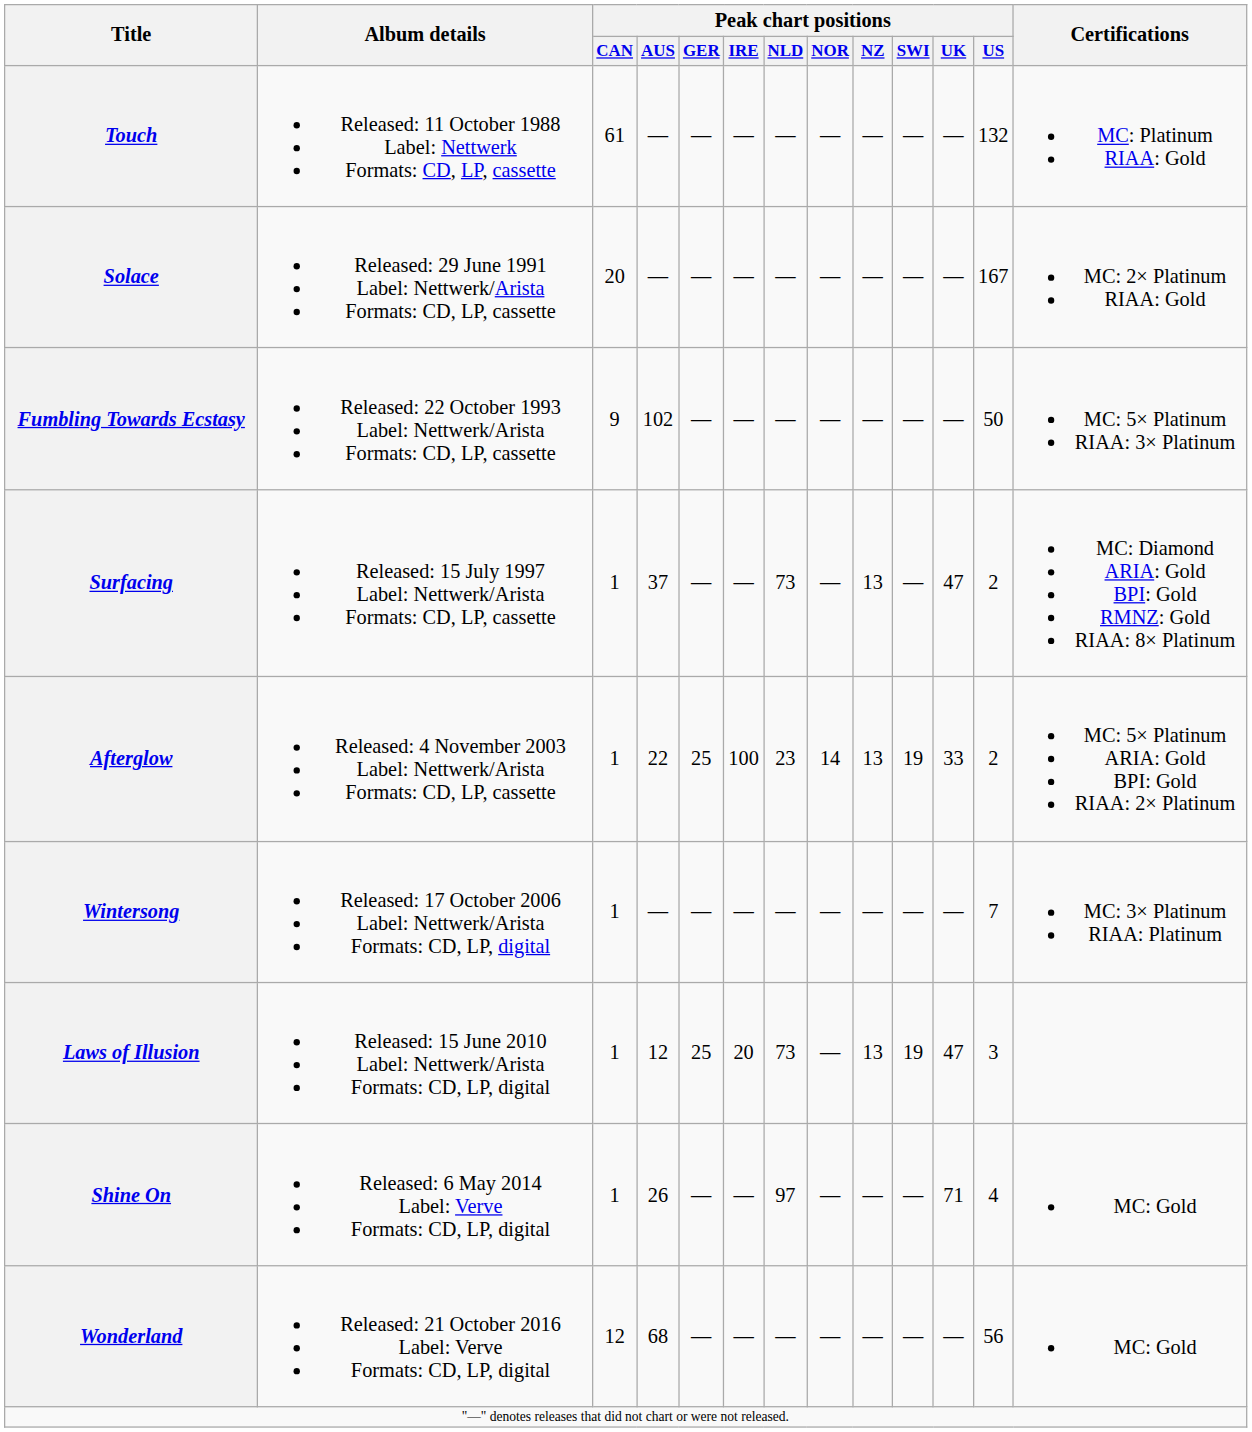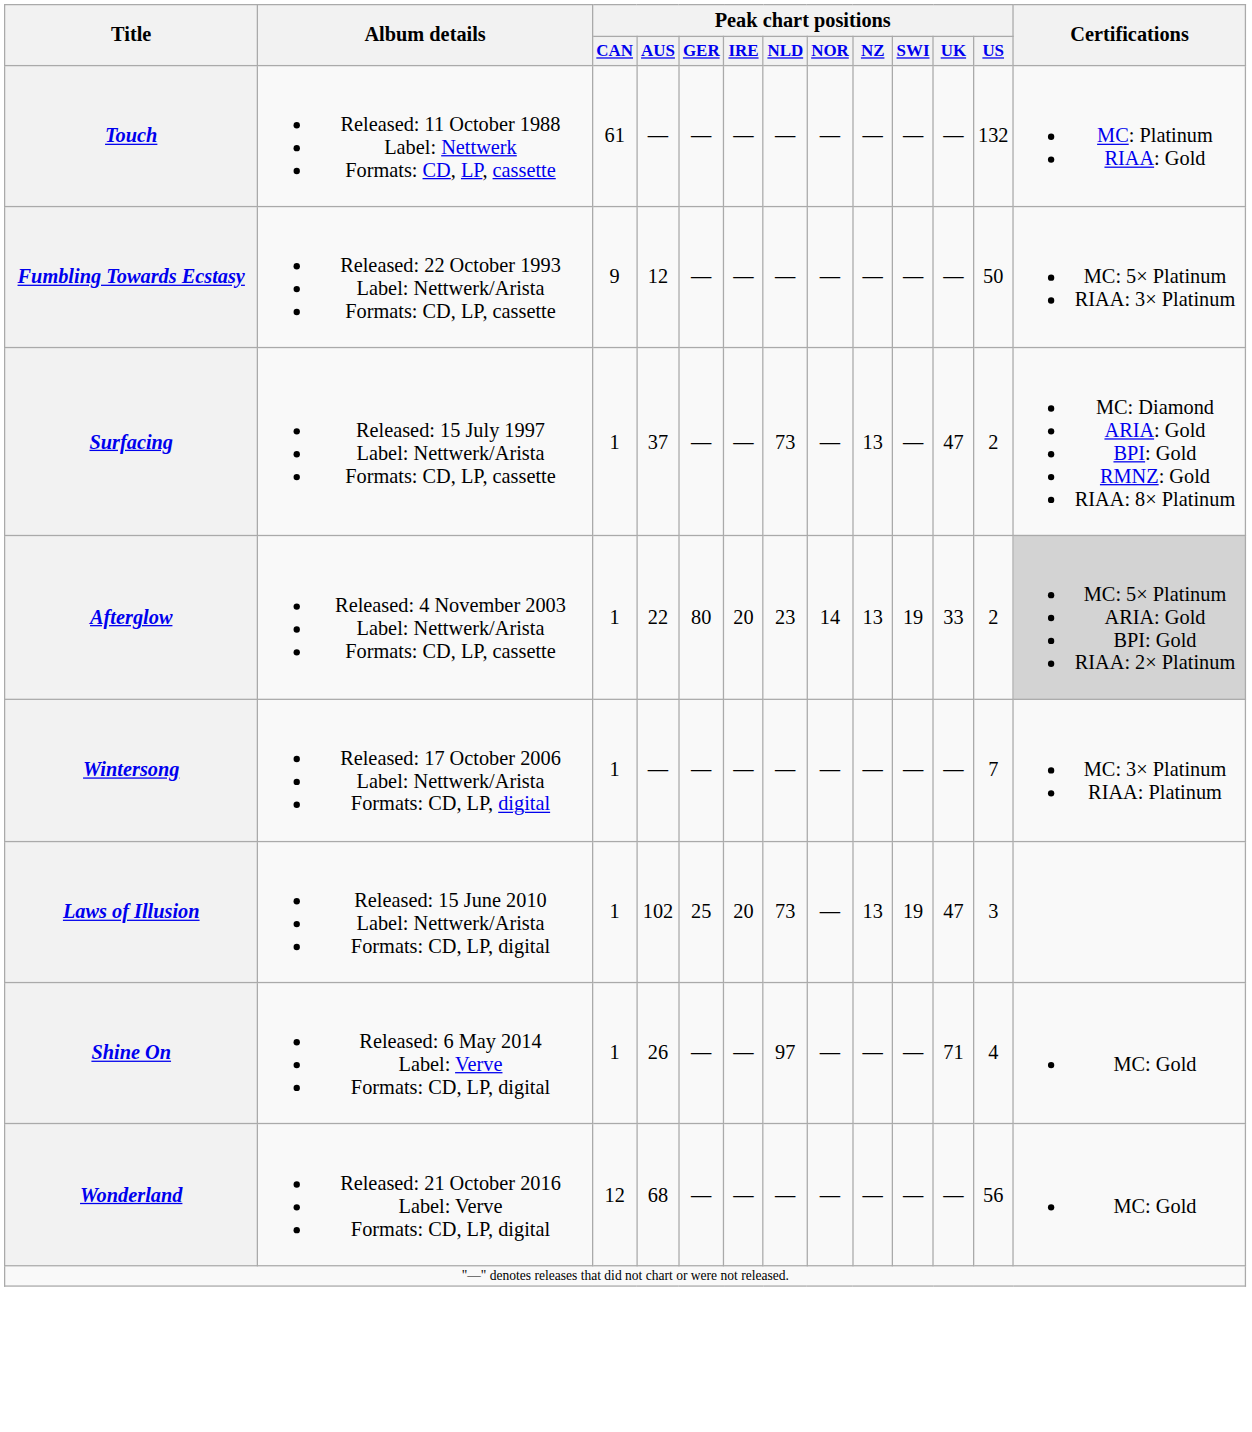- row: (131, 277)
(658, 418) 102 -> (658, 277) 12
(701, 758) 25 -> (701, 617) 80
(744, 758) 100 -> (744, 617) 20
(1130, 770) no background -> (1130, 629) lightgrey background
(658, 1053) 12 -> (658, 911) 102
